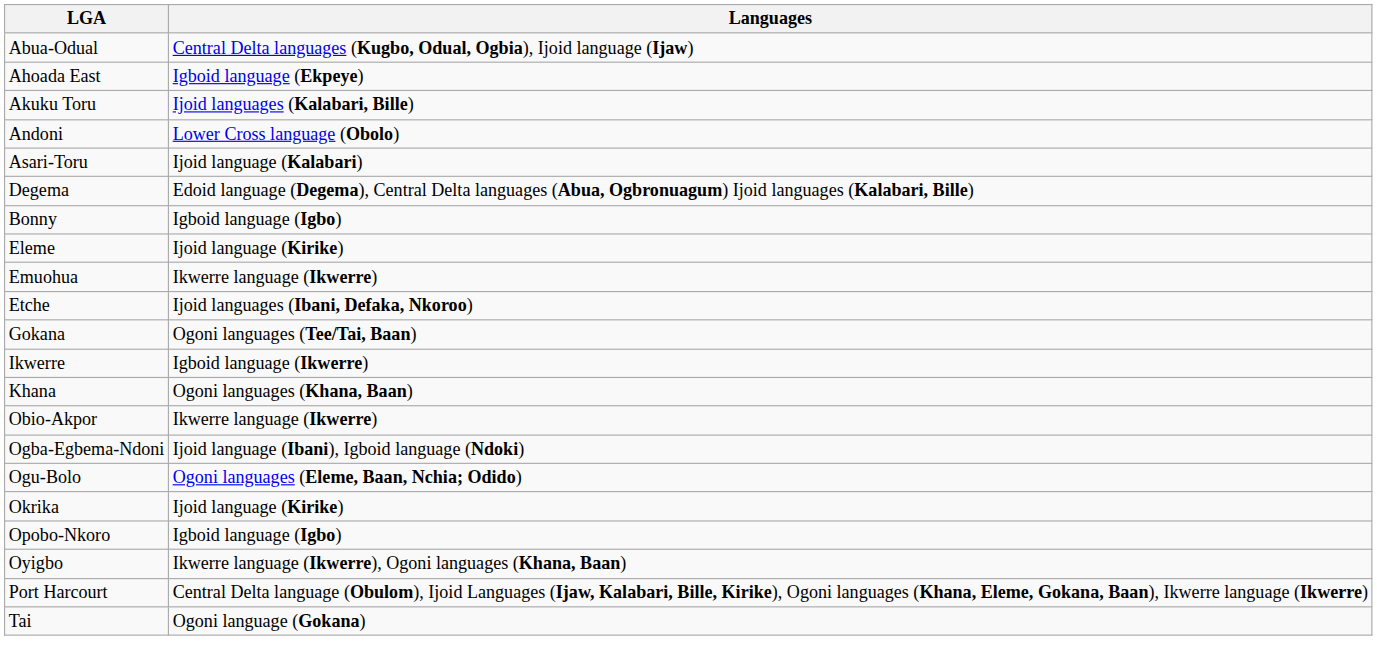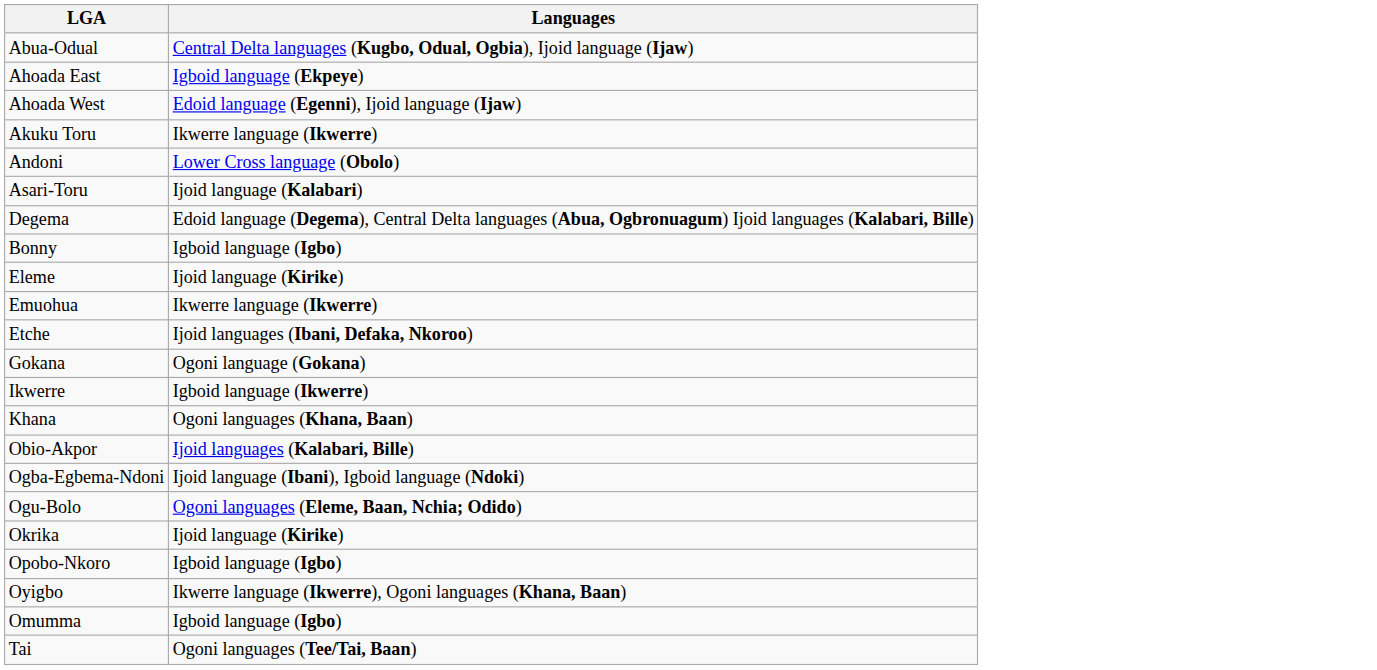+ row: (57, 104)
(293, 104) Ijoid languages (Kalabari, Bille) -> (275, 133) Ikwerre language (Ikwerre)
(295, 334) Ogoni languages (Tee/Tai, Baan) -> (269, 362) Ogoni language (Gokana)
(275, 420) Ikwerre language (Ikwerre) -> (293, 448) Ijoid languages (Kalabari, Bille)
- row: (58, 592)
+ row: (45, 620)
(269, 620) Ogoni language (Gokana) -> (295, 649) Ogoni languages (Tee/Tai, Baan)
